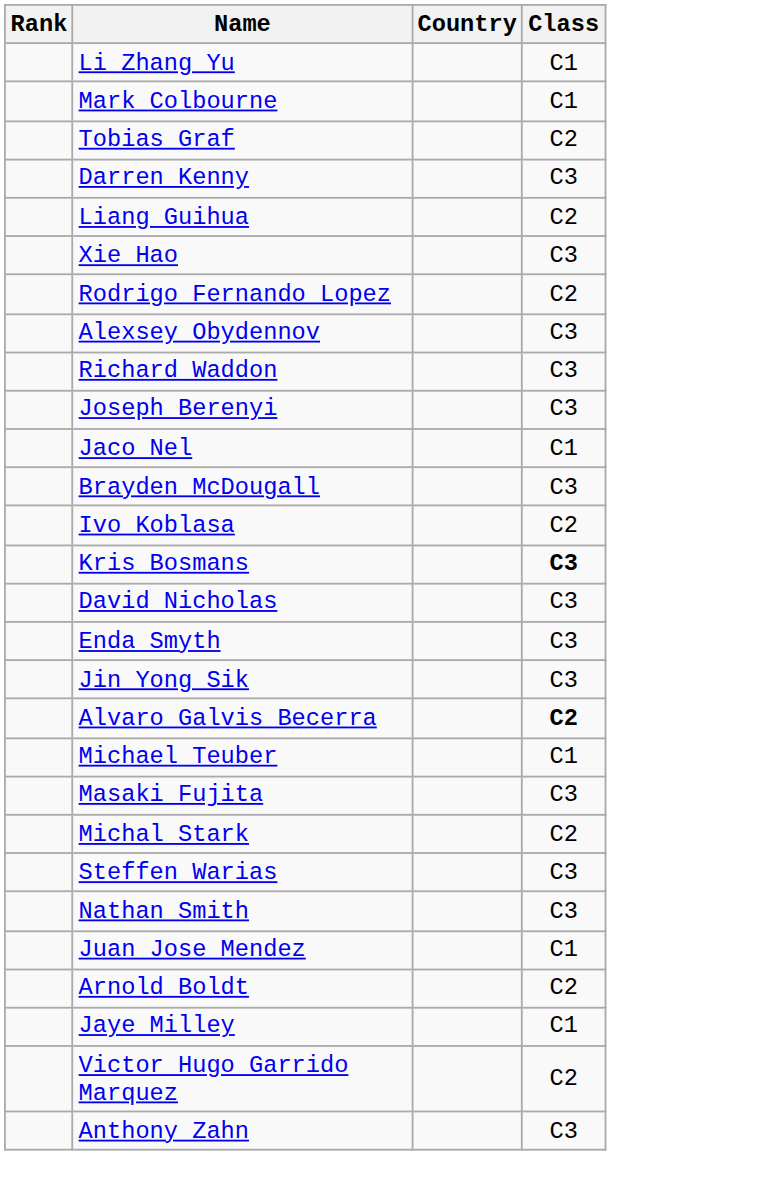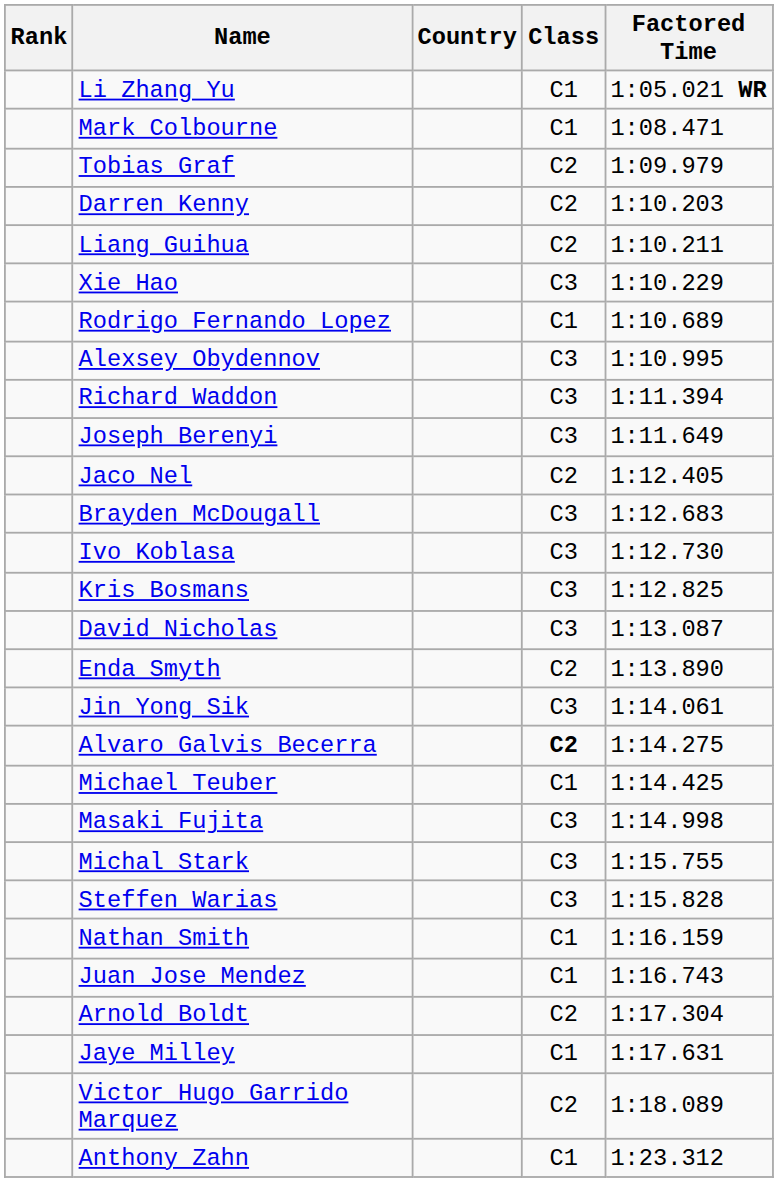+ column: (689, 38)
(564, 178) C3 -> (564, 206) C2
(564, 294) C2 -> (564, 321) C1
(564, 448) C1 -> (564, 476) C2
(564, 525) C2 -> (564, 553) C3
(564, 564) bold -> (564, 591) normal
(564, 641) C3 -> (564, 668) C2
(564, 834) C2 -> (564, 861) C3
(564, 911) C3 -> (564, 938) C1
(564, 1131) C3 -> (564, 1159) C1
